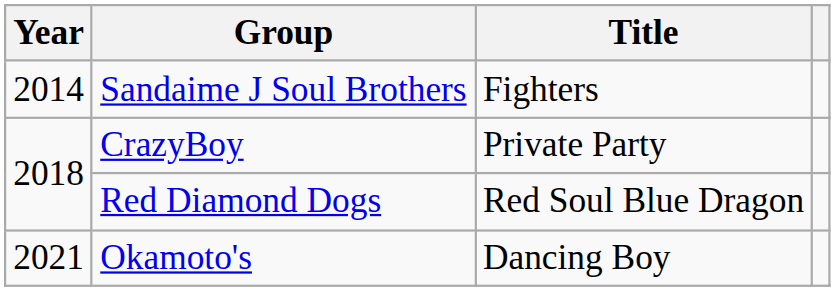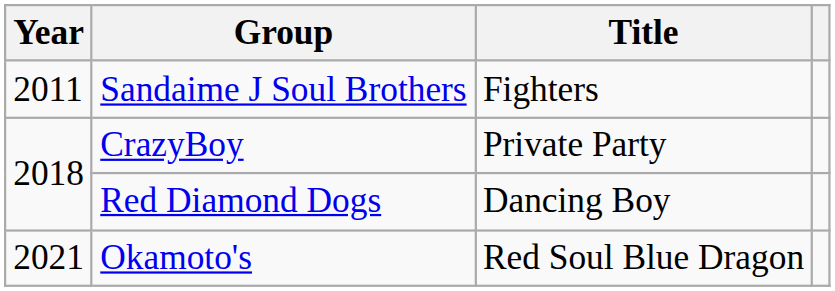(49, 88) 2014 -> (48, 88) 2011
(644, 200) Red Soul Blue Dragon -> (577, 200) Dancing Boy
(577, 256) Dancing Boy -> (644, 256) Red Soul Blue Dragon
